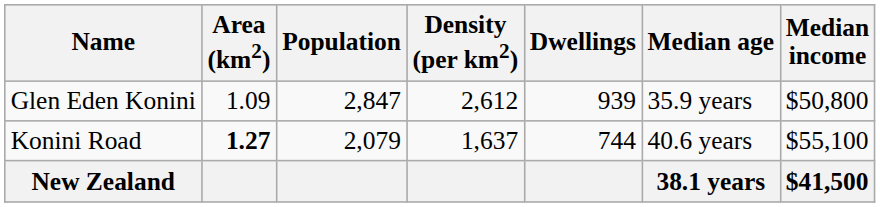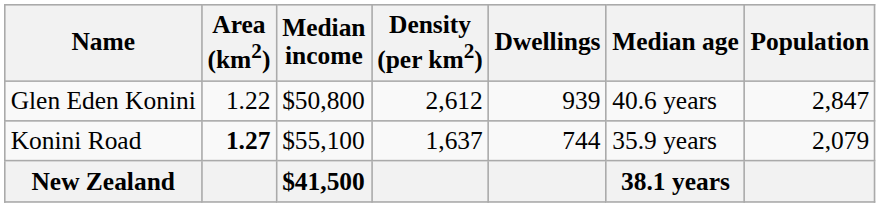columns swapped: (342, 42) <-> (828, 42)
(248, 100) 1.09 -> (248, 100) 1.22
(700, 100) 35.9 years -> (665, 100) 40.6 years
(700, 140) 40.6 years -> (665, 140) 35.9 years
